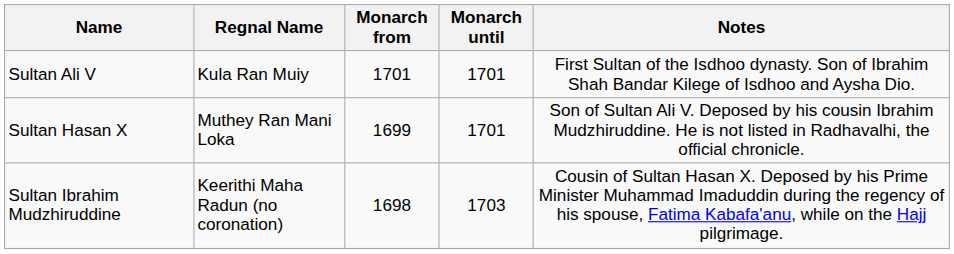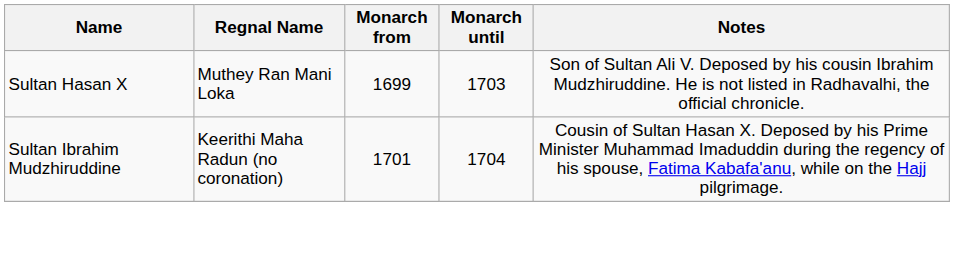- row: (52, 74)
(486, 130) 1701 -> (486, 83) 1703
(392, 205) 1698 -> (392, 159) 1701
(486, 205) 1703 -> (486, 159) 1704
